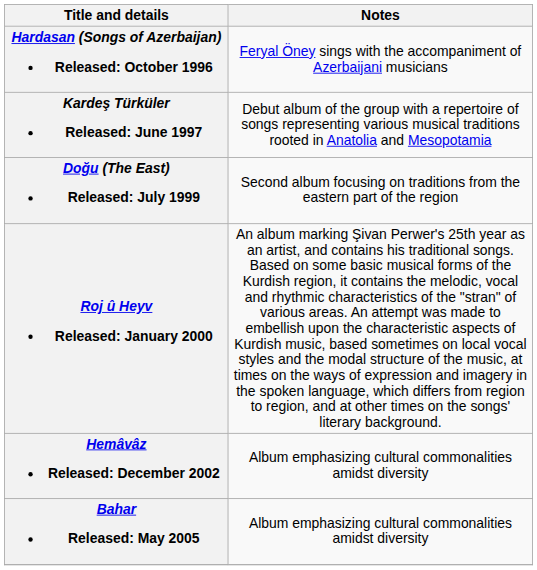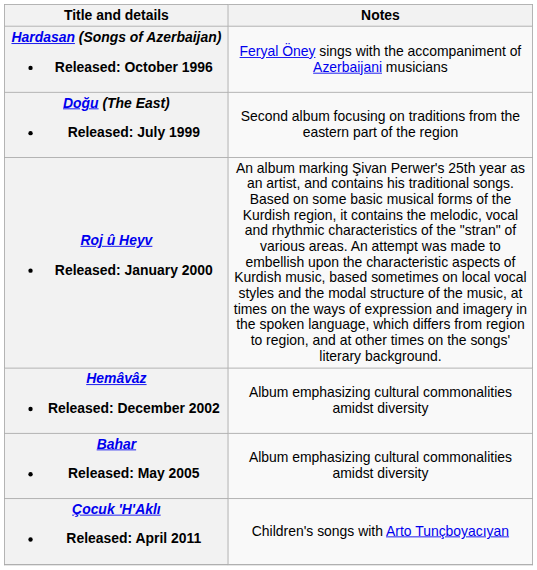- row: (116, 118)
+ row: (116, 525)
